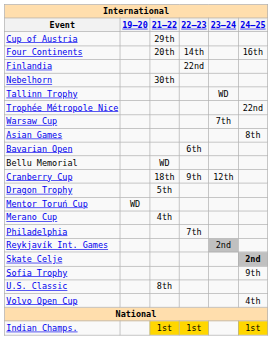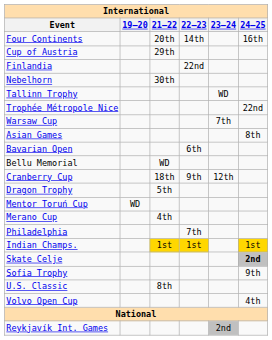rows swapped: (44, 53) <-> (42, 39)
rows swapped: (57, 245) <-> (42, 328)
